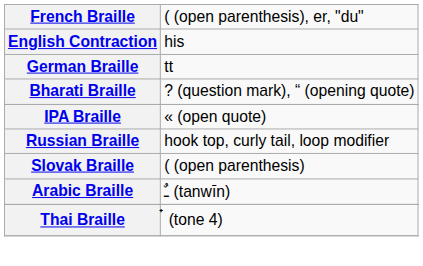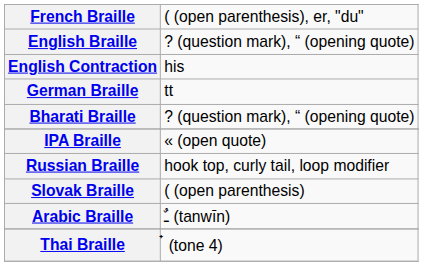+ row: (83, 41)
